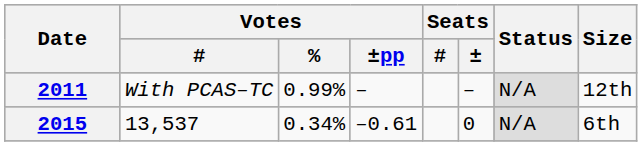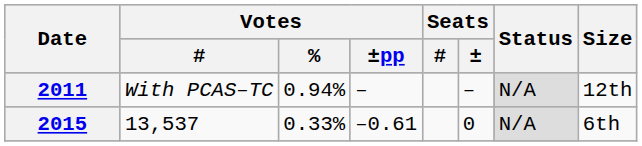(314, 90) 0.99% -> (314, 90) 0.94%
(314, 124) 0.34% -> (314, 124) 0.33%
